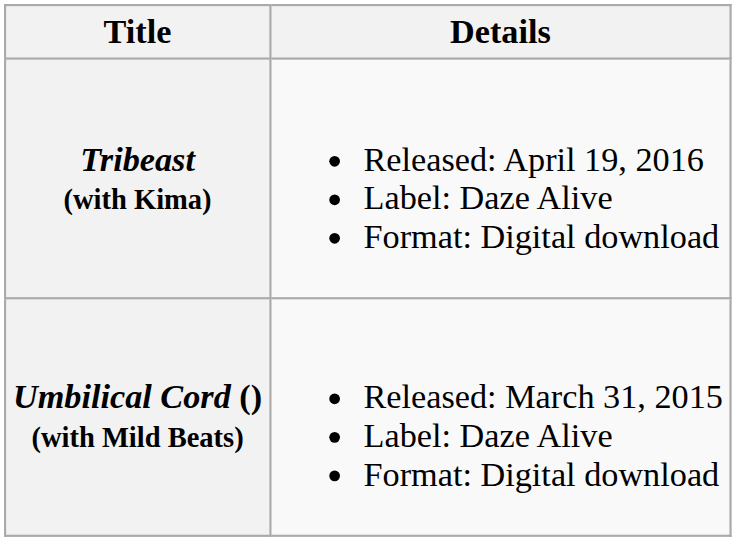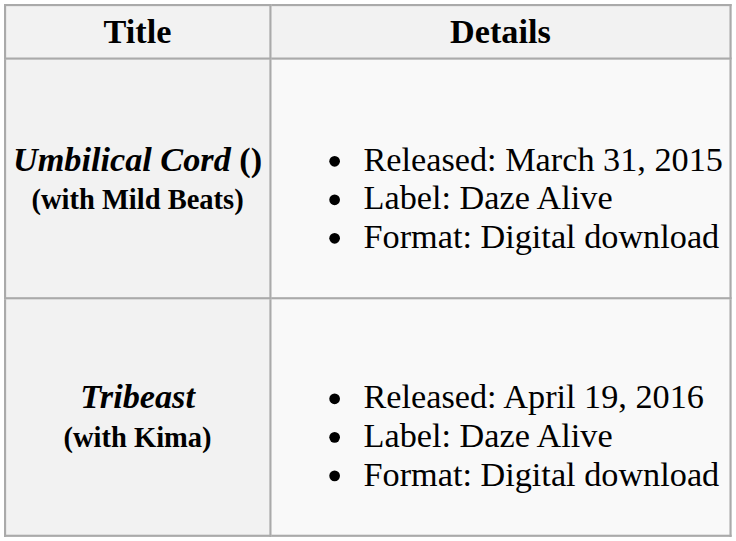rows swapped: (138, 416) <-> (138, 177)
